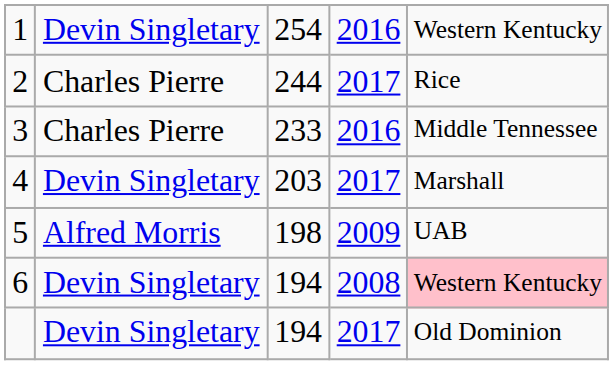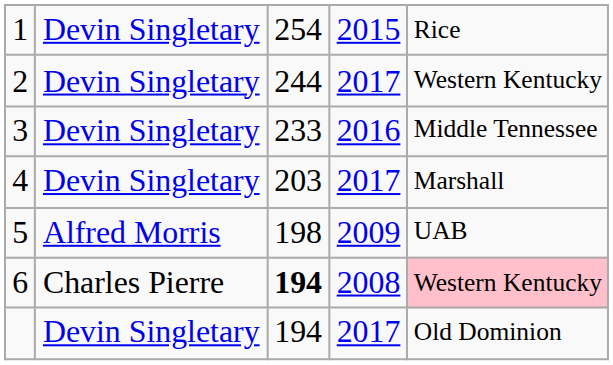(369, 29) 2016 -> (369, 29) 2015
(508, 29) Western Kentucky -> (437, 29) Rice
(134, 80) Charles Pierre -> (151, 80) Devin Singletary
(437, 80) Rice -> (508, 80) Western Kentucky
(134, 130) Charles Pierre -> (151, 130) Devin Singletary
(151, 282) Devin Singletary -> (134, 282) Charles Pierre
(298, 282) normal -> (298, 282) bold
